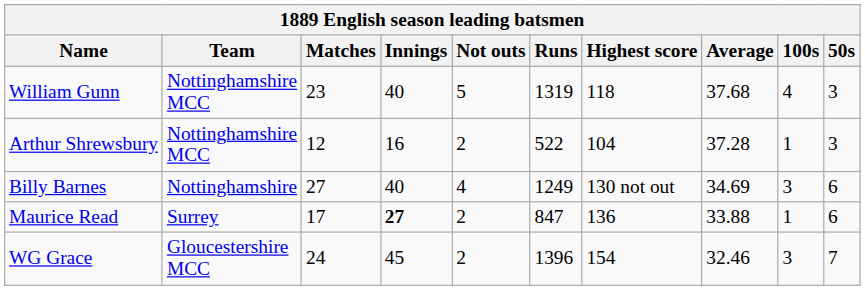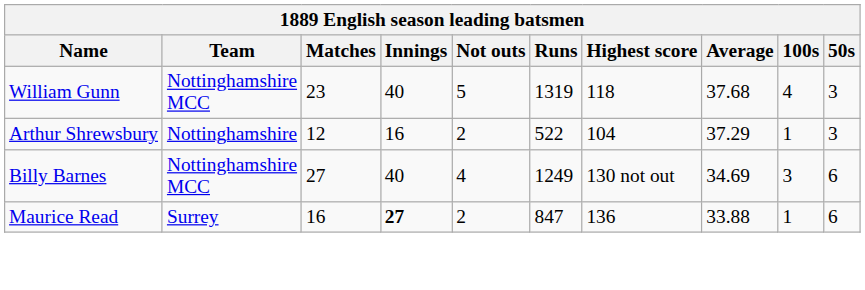(232, 144) Nottinghamshire MCC -> (232, 133) Nottinghamshire
(728, 144) 37.28 -> (728, 133) 37.29
(232, 186) Nottinghamshire -> (232, 175) Nottinghamshire MCC
(316, 216) 17 -> (316, 216) 16
- row: (51, 258)
